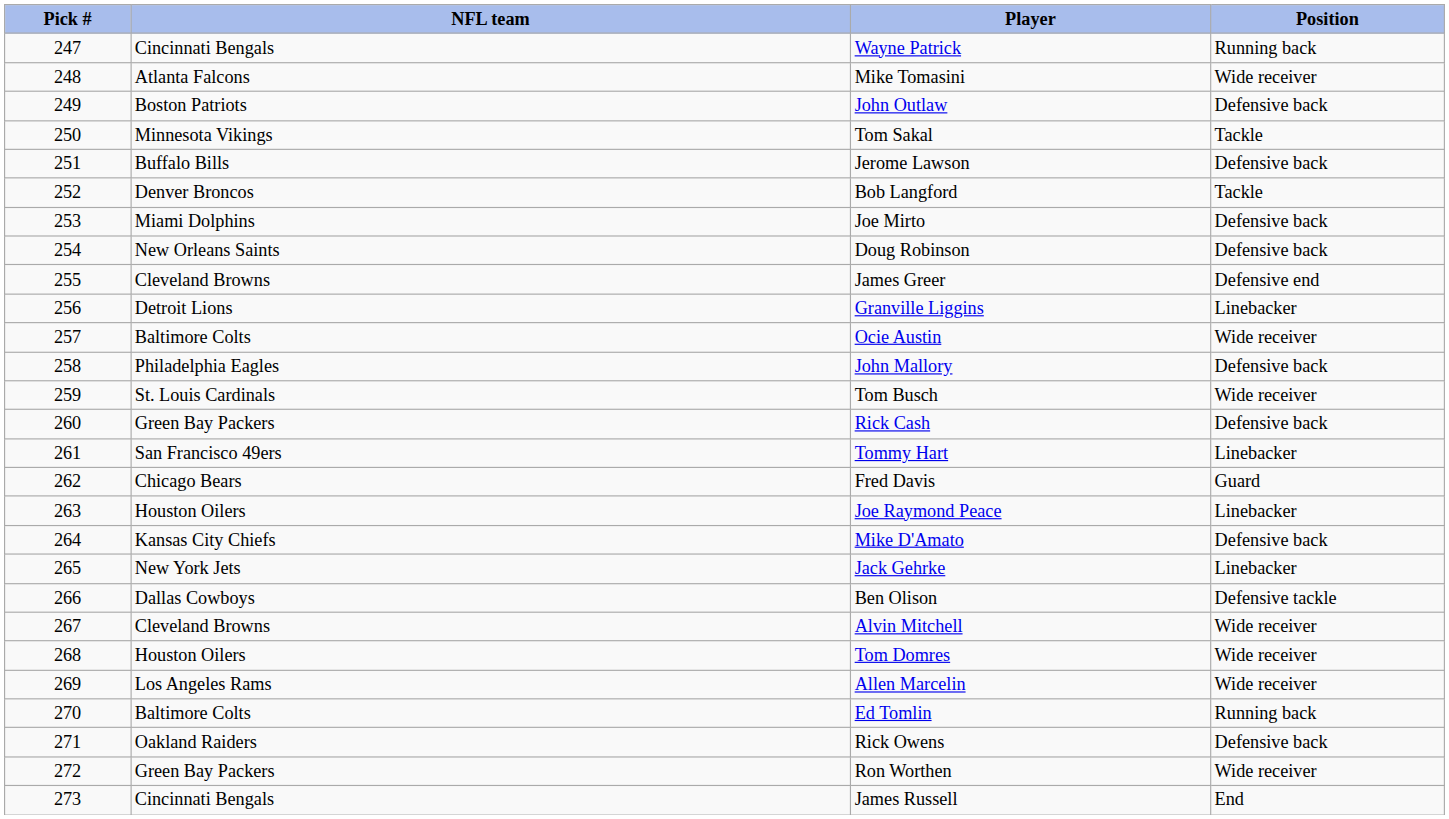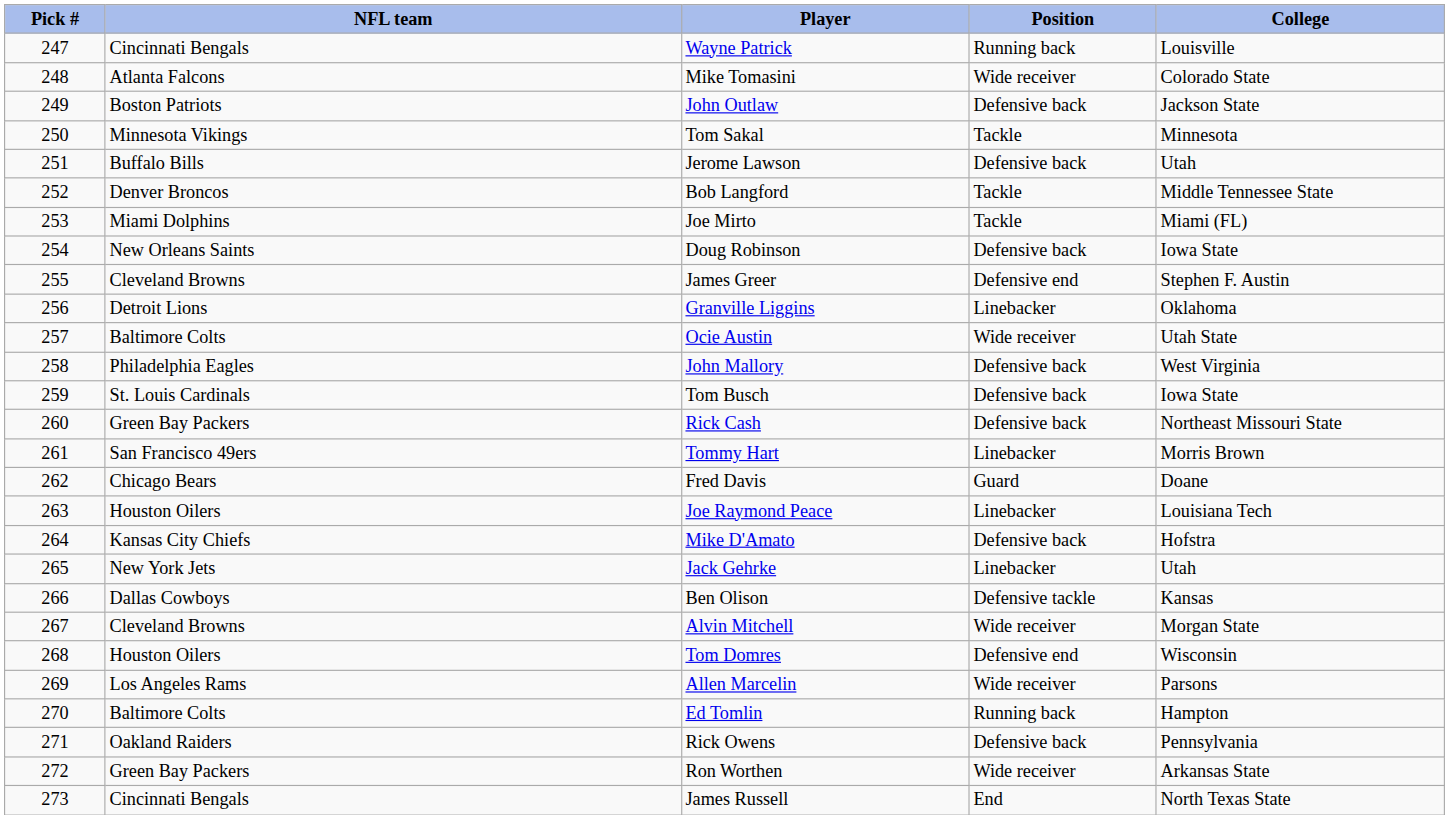+ column: (1300, 18)
(1271, 221) Defensive back -> (998, 221) Tackle
(1266, 395) Wide receiver -> (1030, 395) Defensive back
(1266, 655) Wide receiver -> (1026, 655) Defensive end
